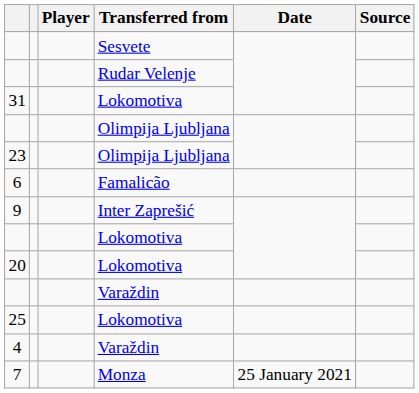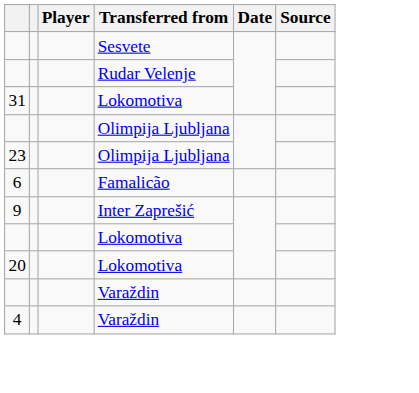- row: (17, 319)
- row: (17, 374)
